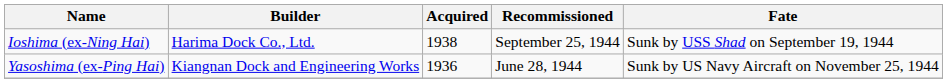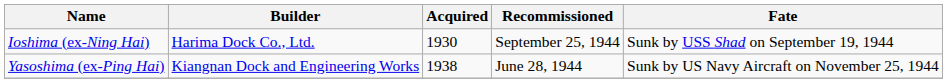(442, 41) 1938 -> (442, 41) 1930
(442, 66) 1936 -> (442, 66) 1938
